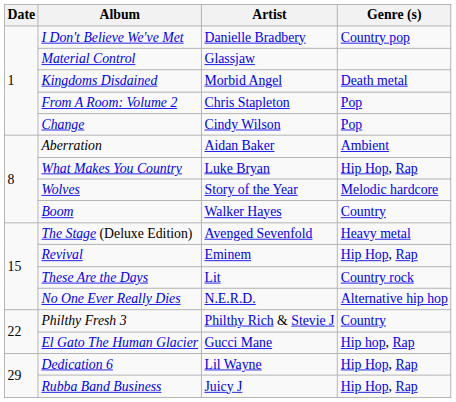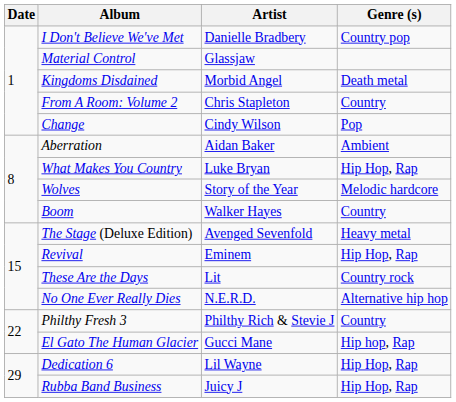(352, 102) Pop -> (363, 102) Country
